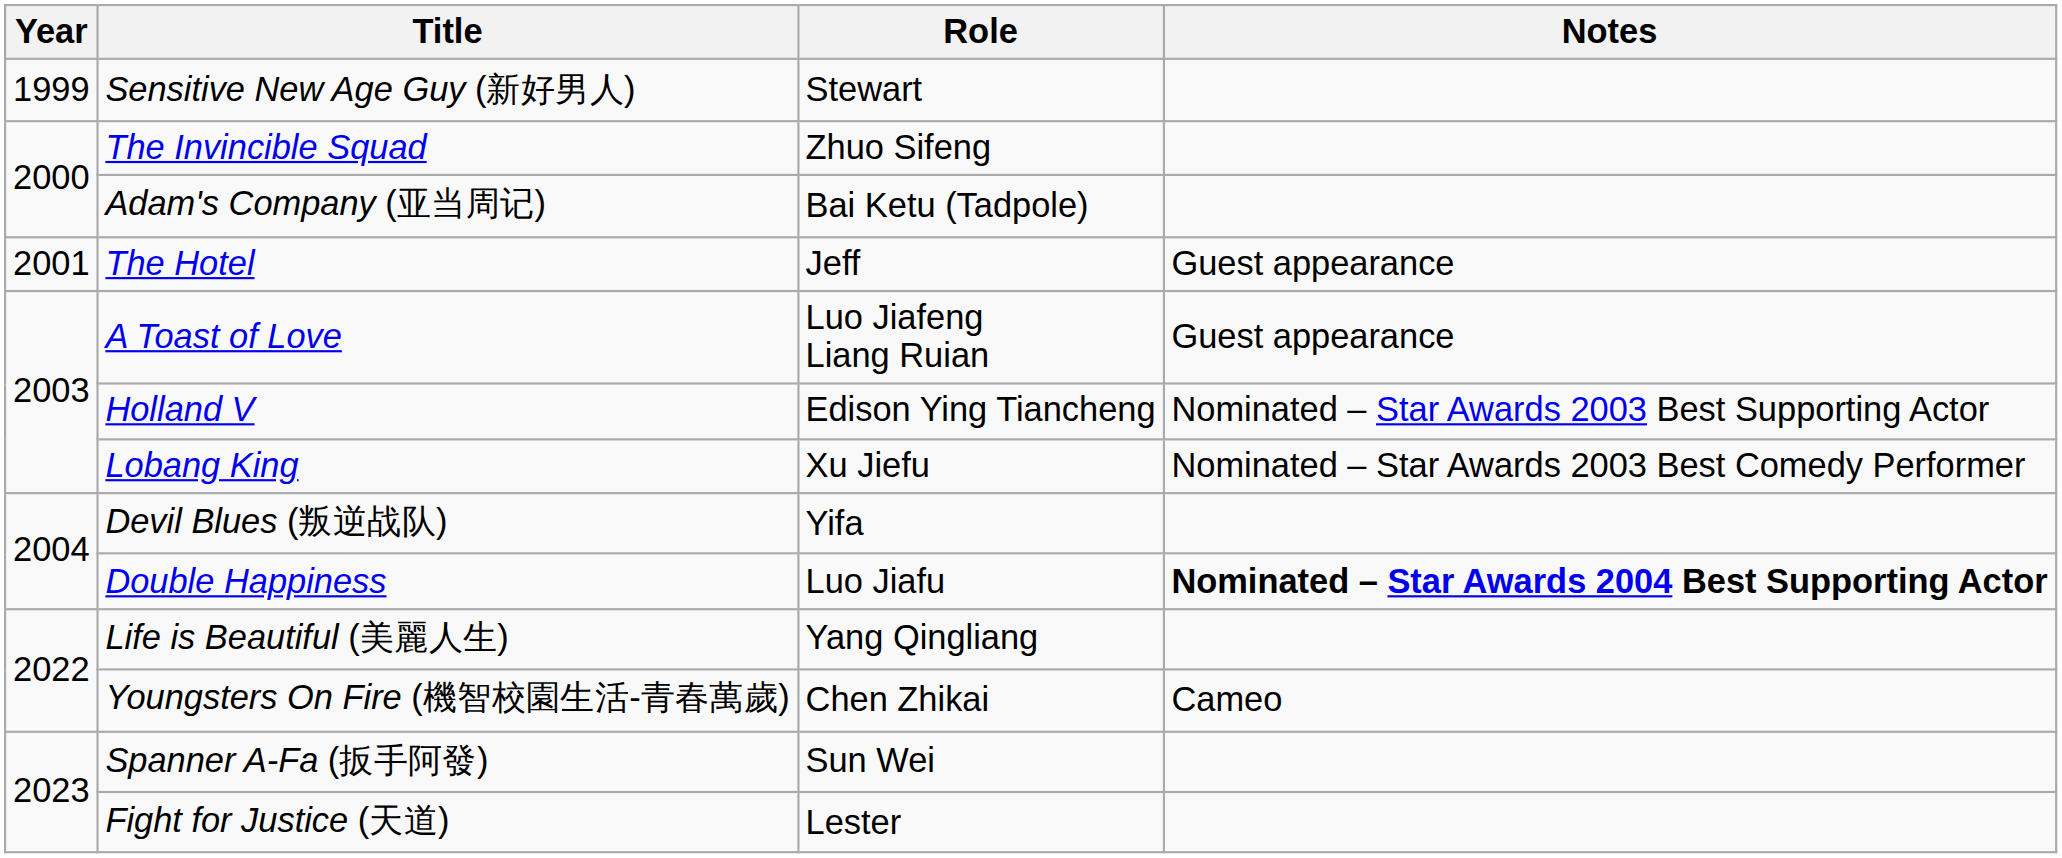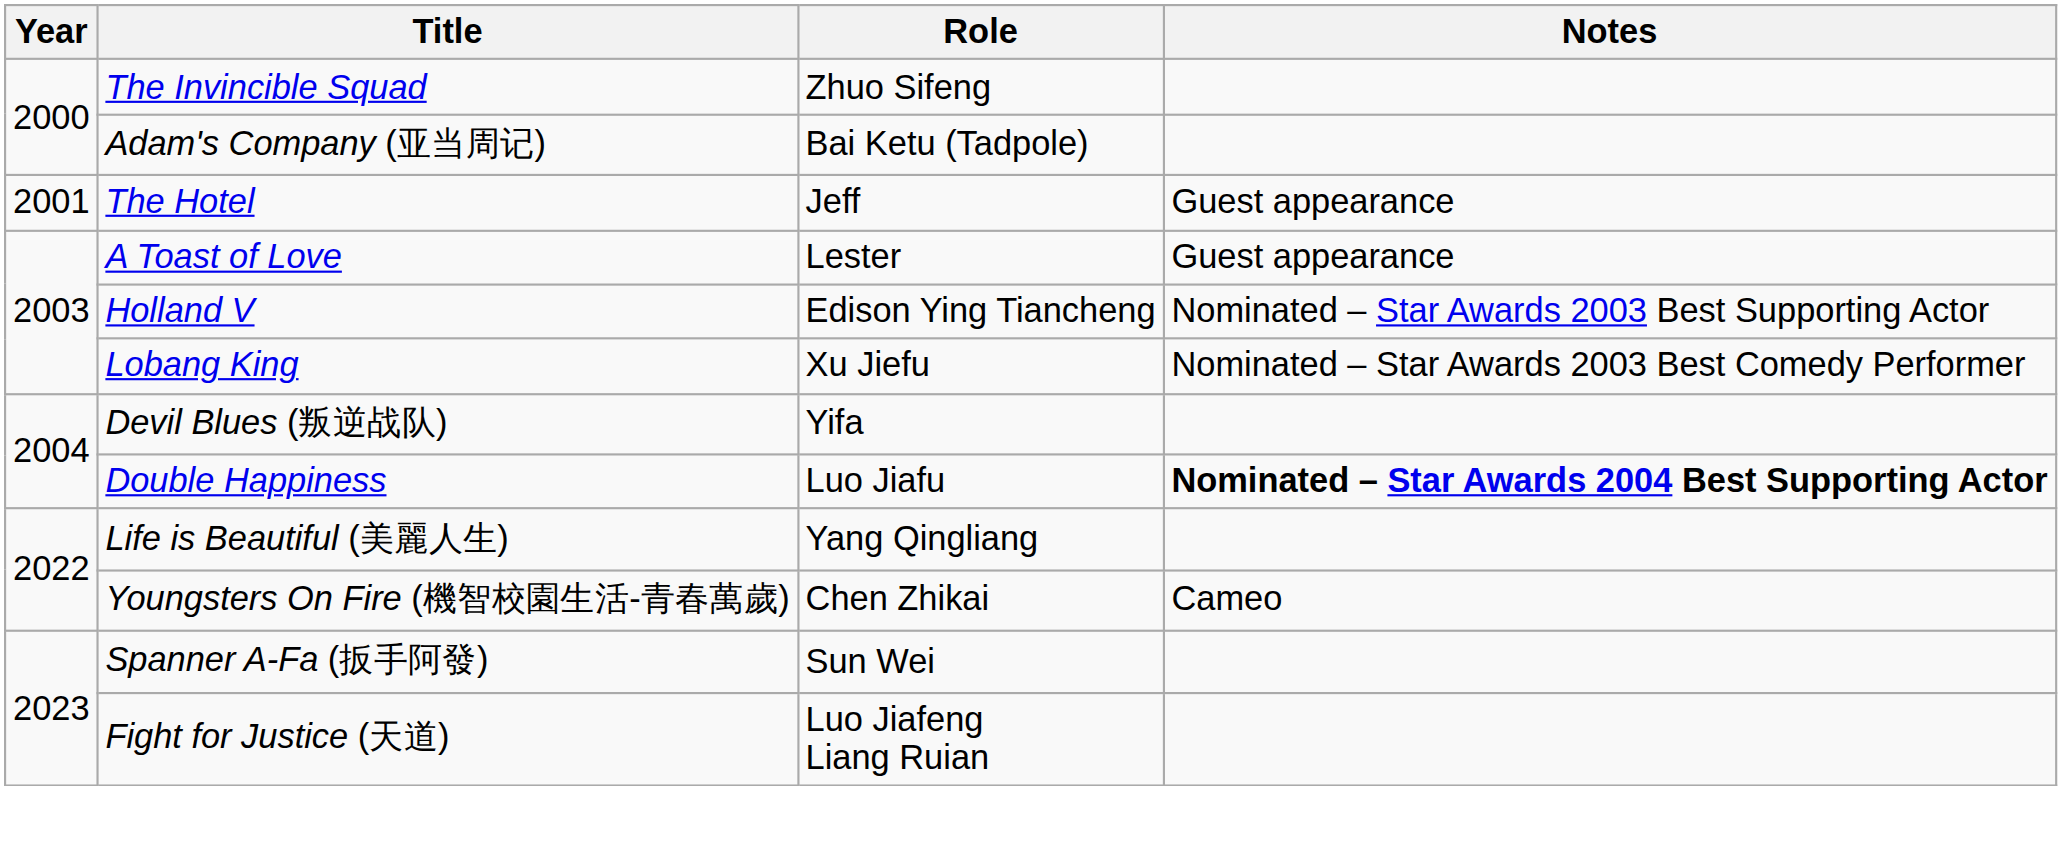- row: (370, 88)
(897, 336) Luo Jiafeng Liang Ruian -> (853, 256) Lester
(853, 821) Lester -> (897, 738) Luo Jiafeng Liang Ruian
